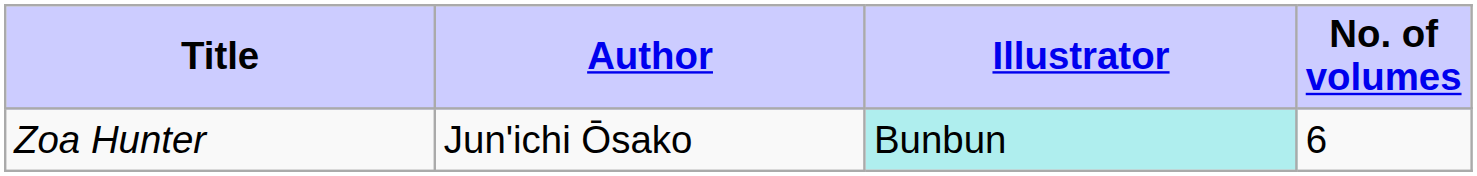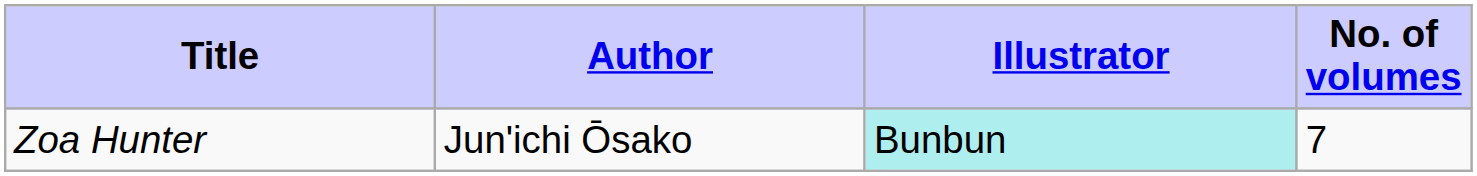(1316, 139) 6 -> (1316, 139) 7
